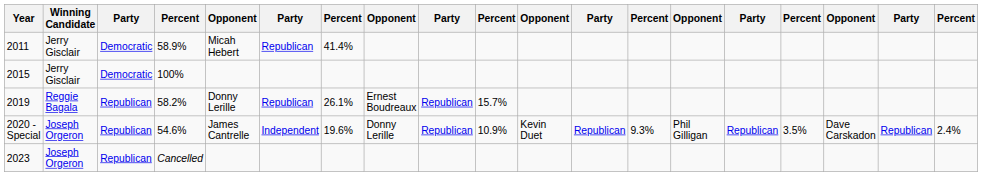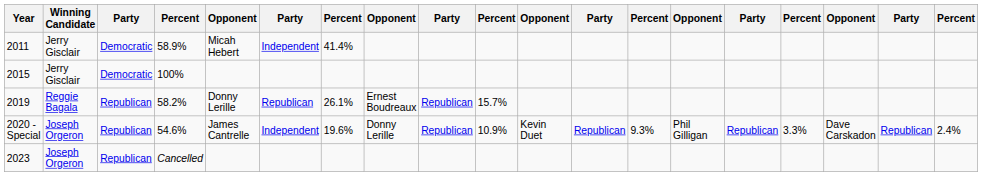(287, 46) Republican -> (290, 46) Independent
(795, 130) 3.5% -> (795, 130) 3.3%
